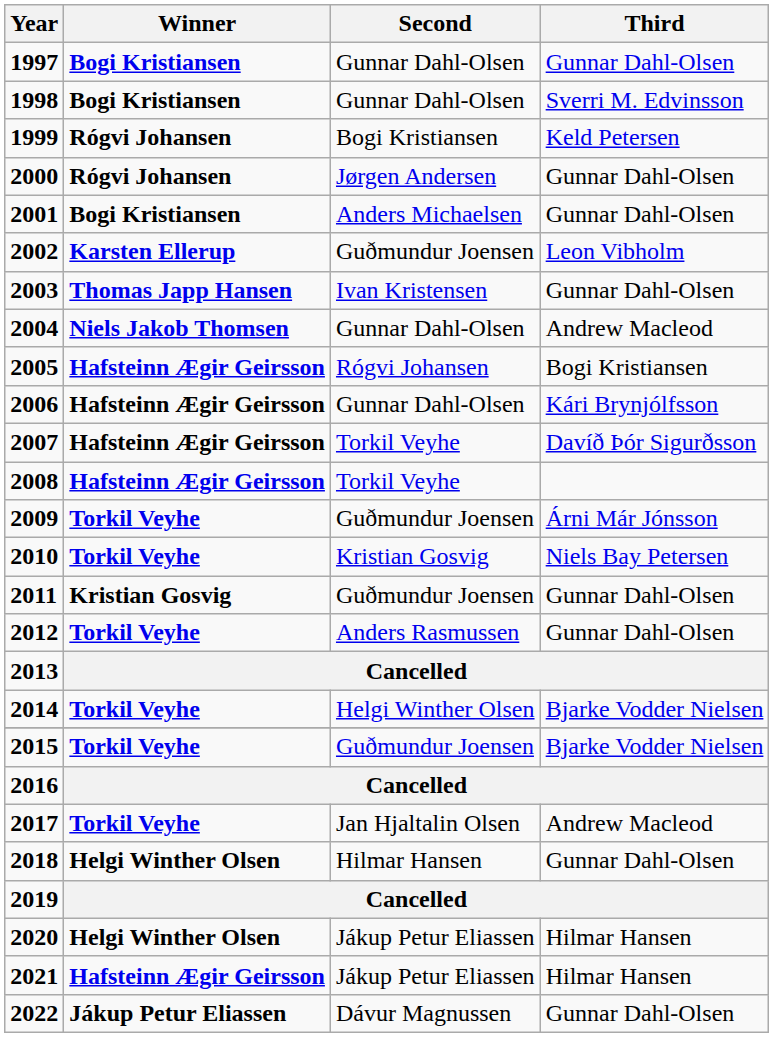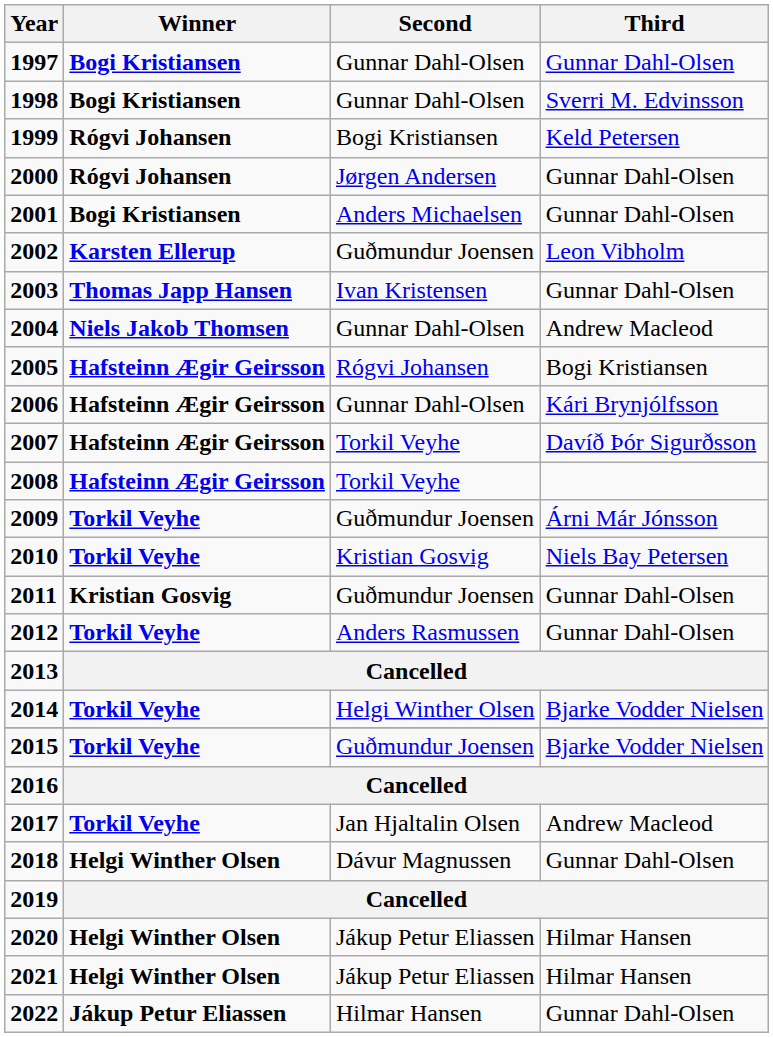(409, 860) Hilmar Hansen -> (424, 860) Dávur Magnussen
(197, 975) Hafsteinn Ægir Geirsson -> (175, 975) Helgi Winther Olsen
(424, 1013) Dávur Magnussen -> (409, 1013) Hilmar Hansen
